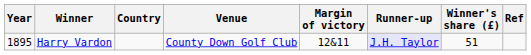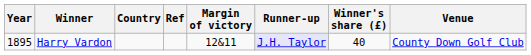columns swapped: (231, 19) <-> (514, 19)
(472, 42) 51 -> (359, 42) 40
